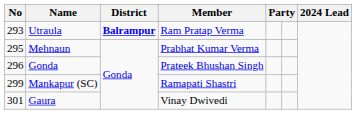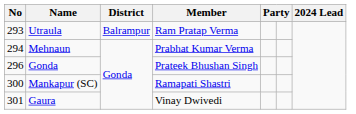(129, 30) bold -> (126, 30) normal
(15, 48) 295 -> (15, 48) 294
(15, 83) 299 -> (15, 83) 300
